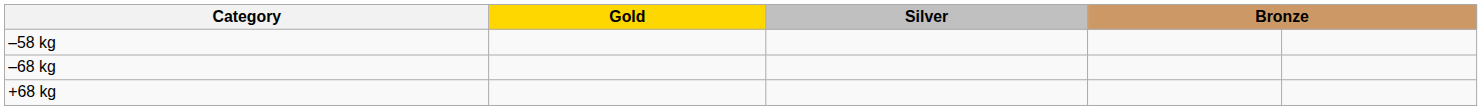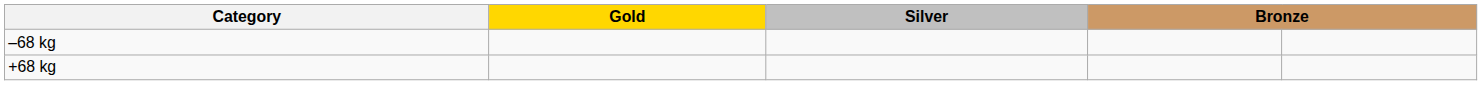- row: (32, 42)
